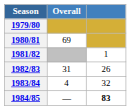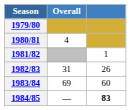(67, 40) 69 -> (67, 40) 4
(67, 83) 4 -> (67, 83) 69
(106, 83) 32 -> (106, 83) 60
